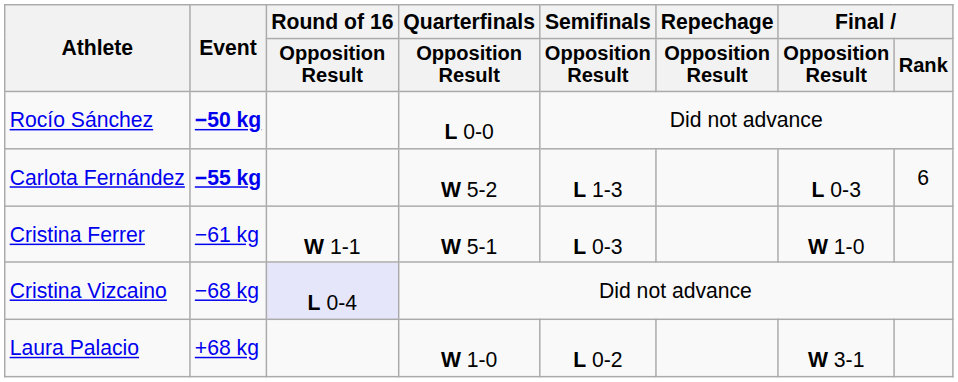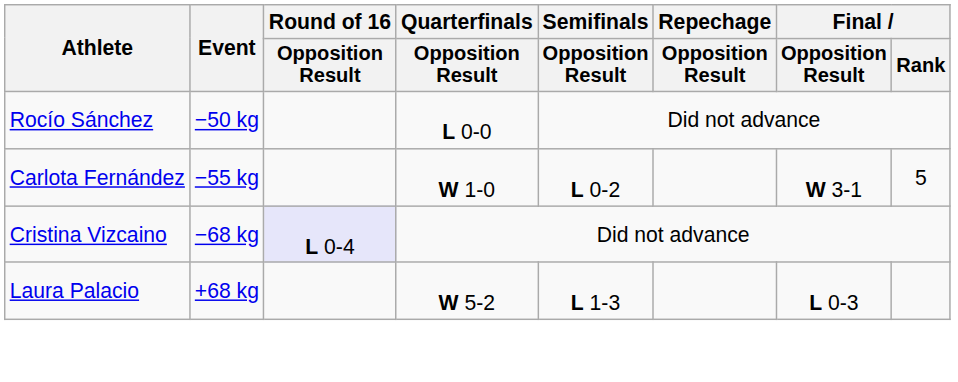(228, 121) bold -> (227, 121) normal
(228, 178) bold -> (227, 178) normal
(469, 189) W 5-2 -> (467, 189) W 1-0
(598, 189) L 1-3 -> (596, 189) L 0-2
(836, 189) L 0-3 -> (834, 189) W 3-1
(923, 178) 6 -> (921, 178) 5
- row: (77, 235)
(469, 360) W 1-0 -> (467, 303) W 5-2
(598, 360) L 0-2 -> (596, 303) L 1-3
(836, 360) W 3-1 -> (834, 303) L 0-3
